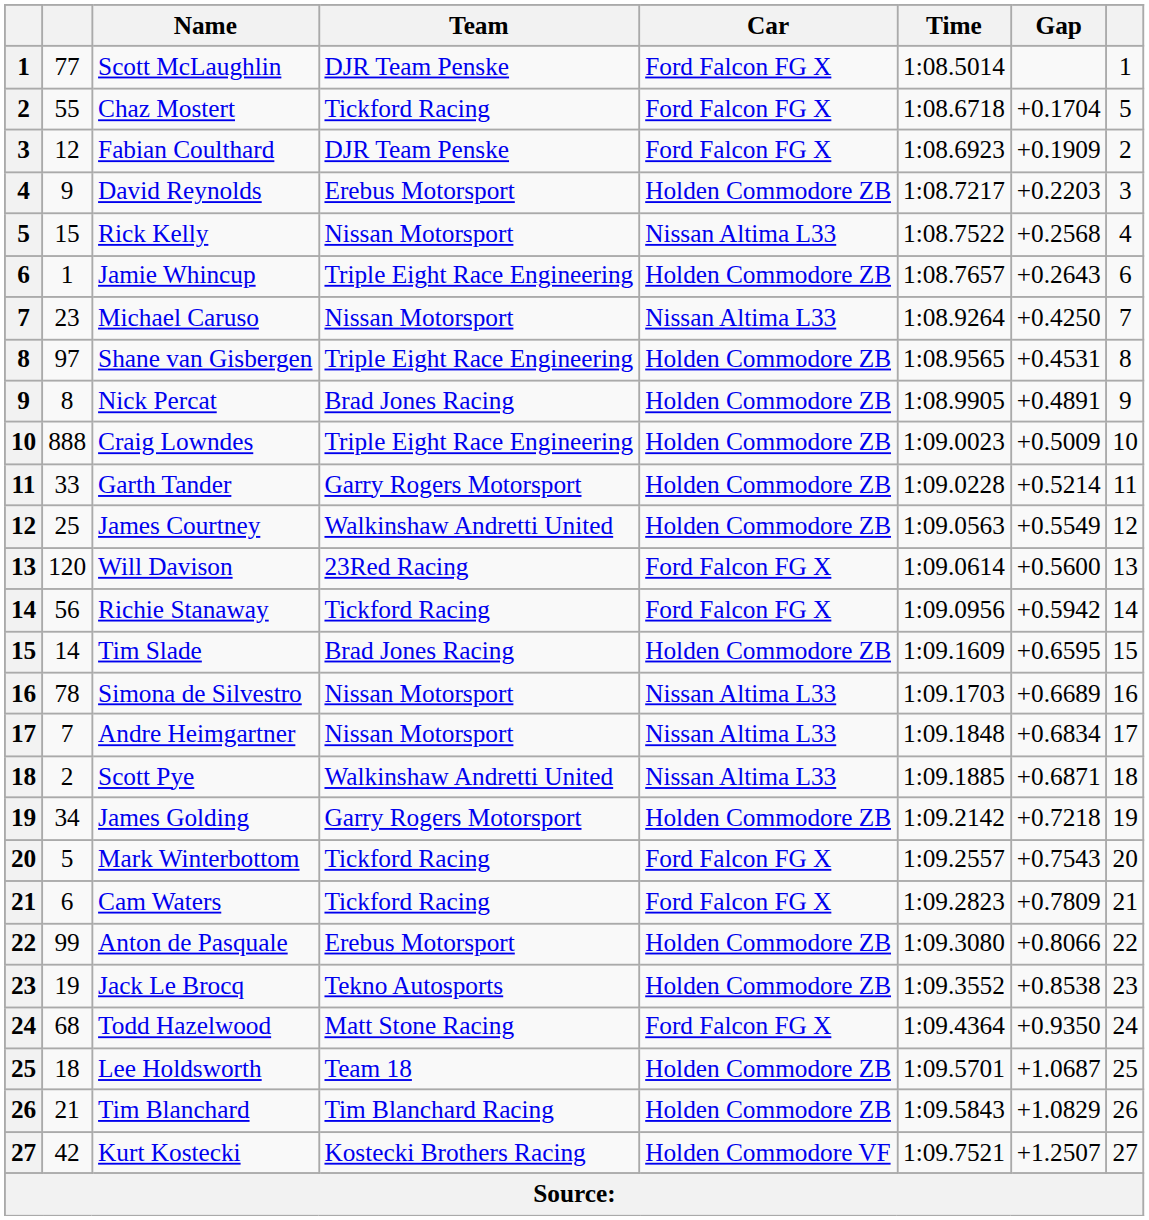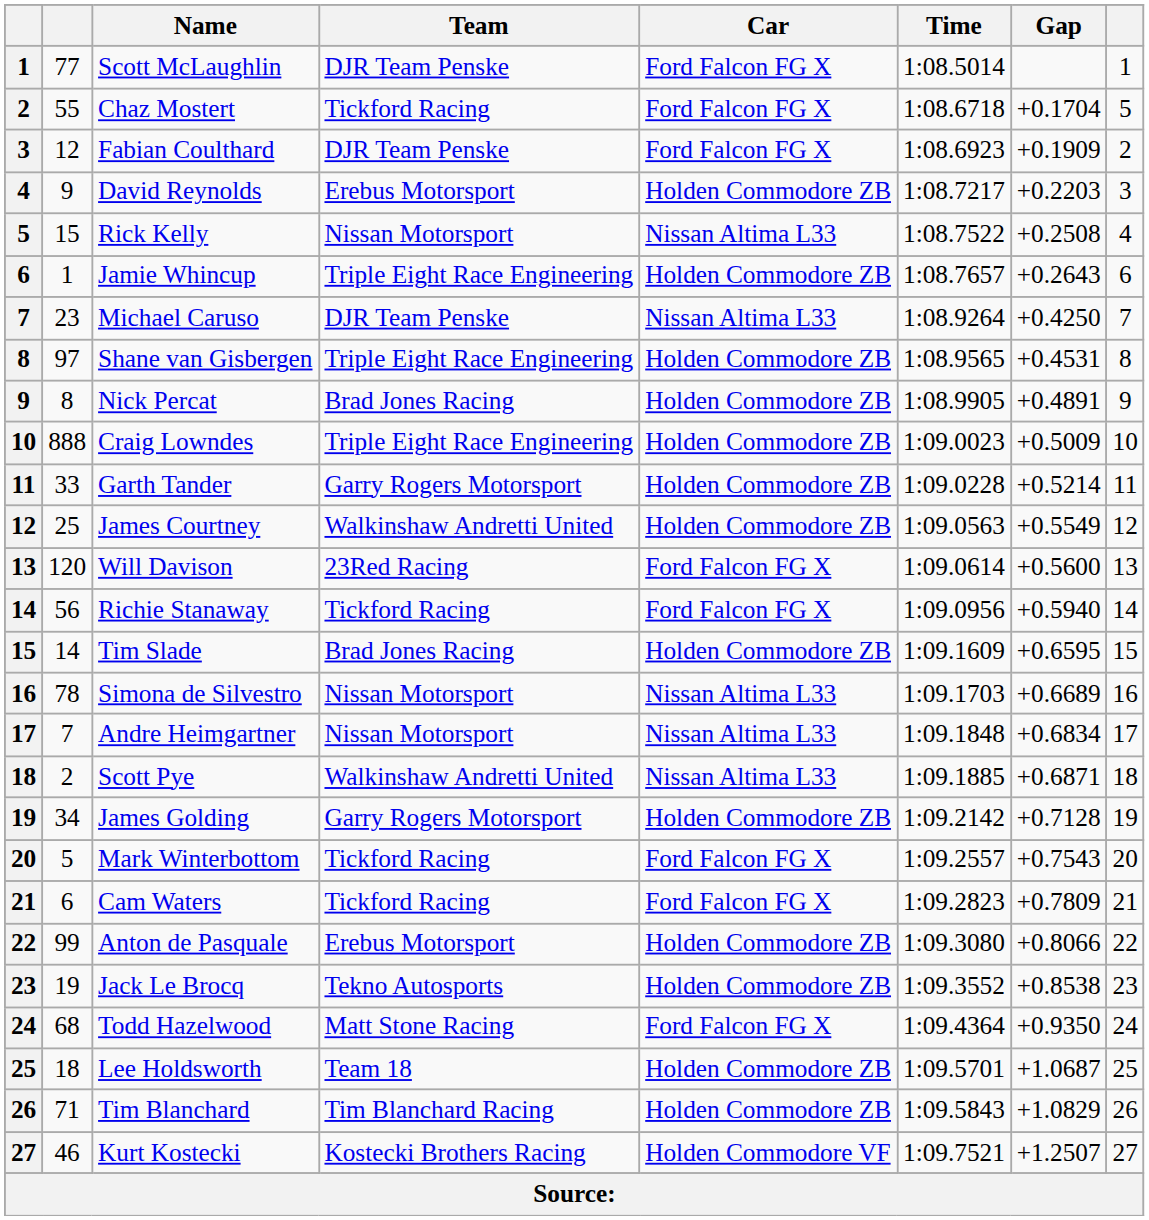(1059, 233) +0.2568 -> (1059, 233) +0.2508
(419, 317) Nissan Motorsport -> (417, 317) DJR Team Penske
(1059, 609) +0.5942 -> (1059, 609) +0.5940
(1059, 817) +0.7218 -> (1059, 817) +0.7128
(67, 1110) 21 -> (67, 1110) 71
(67, 1151) 42 -> (67, 1151) 46
